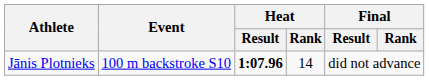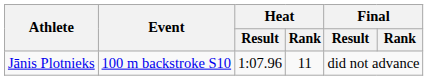(260, 63) bold -> (260, 63) normal
(306, 63) 14 -> (305, 63) 11
